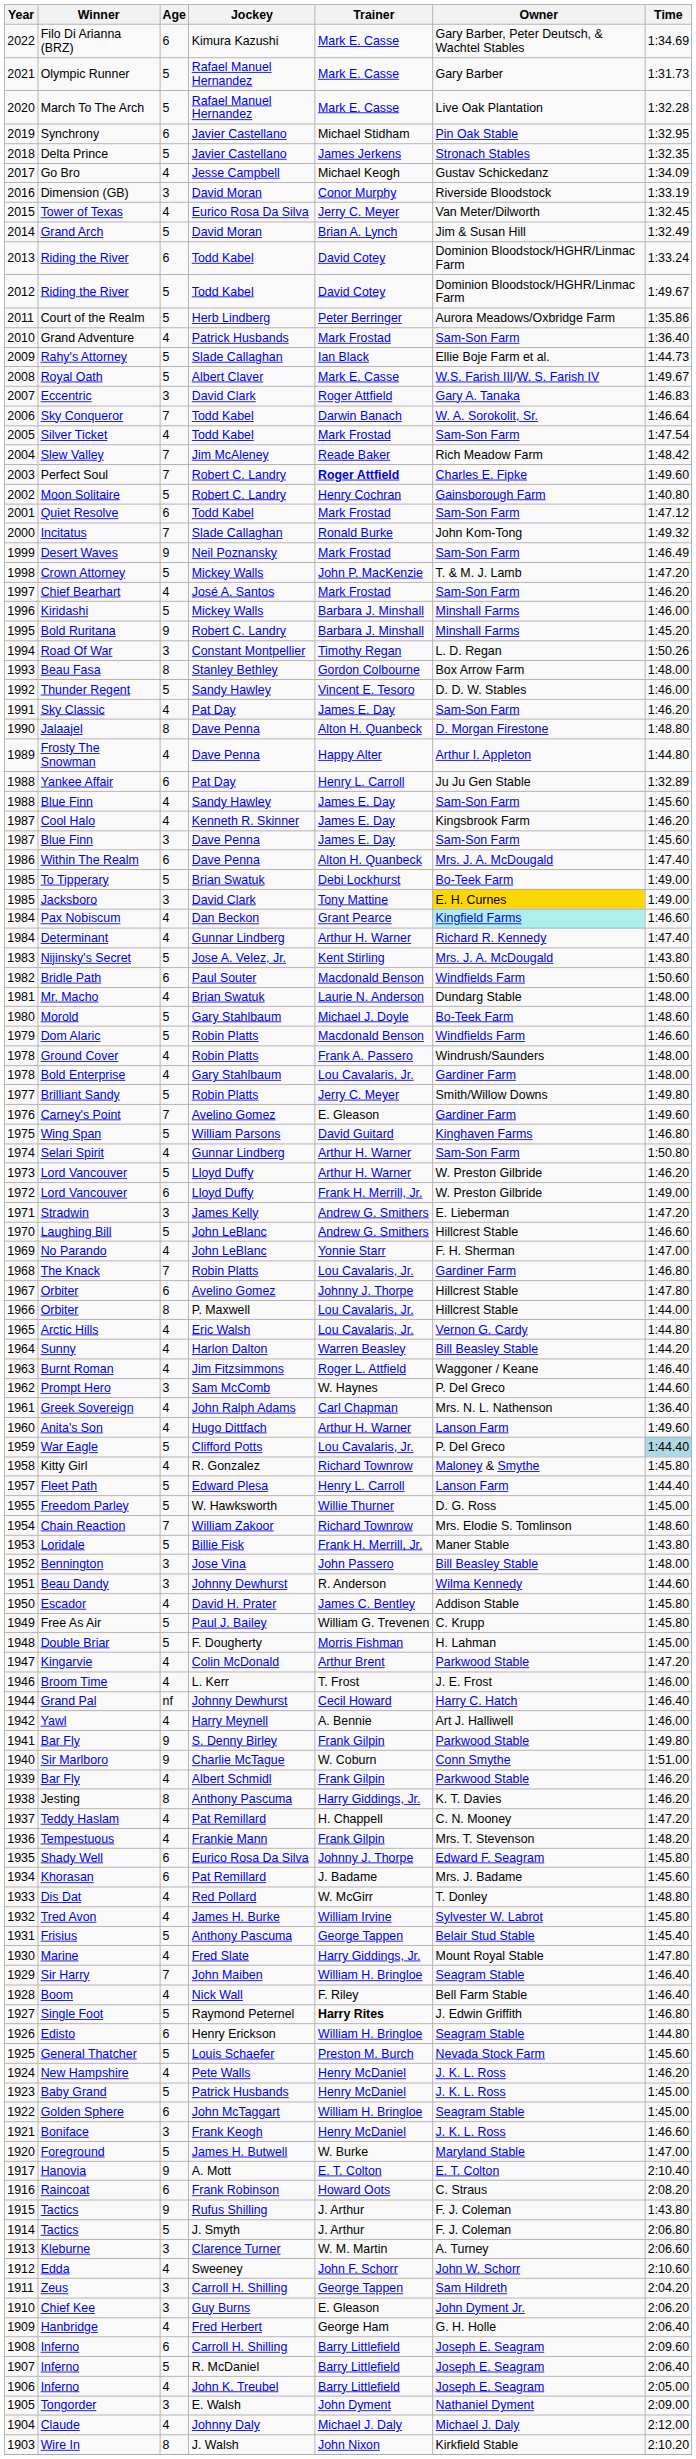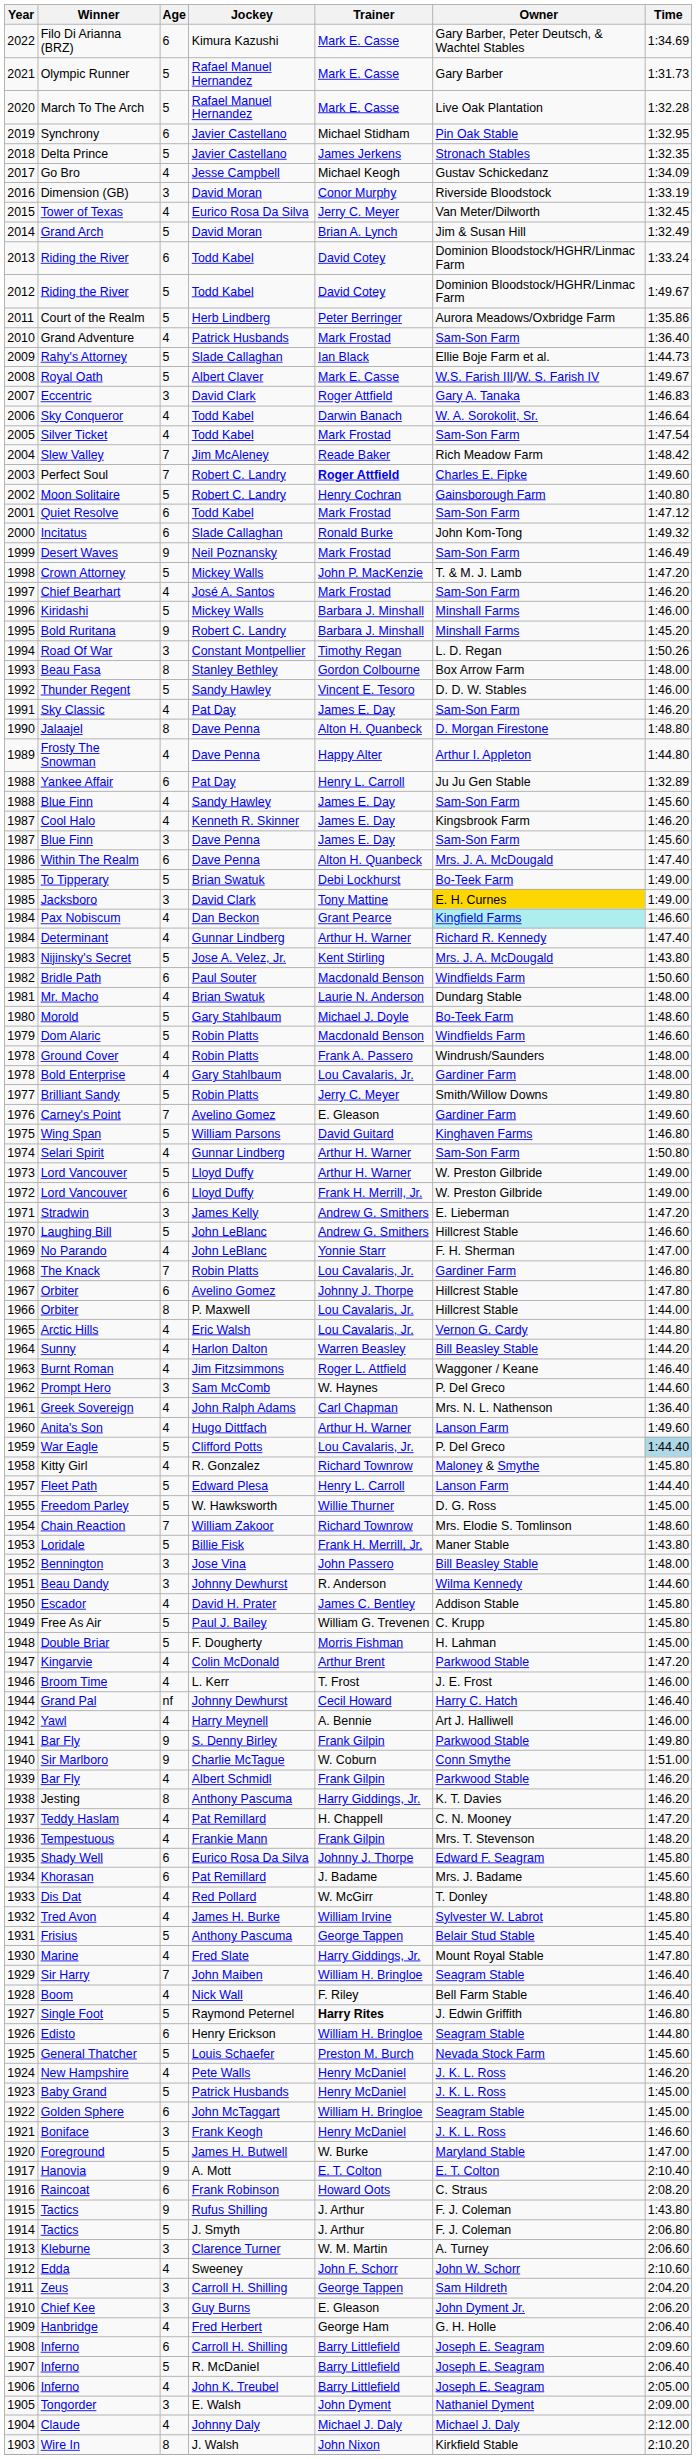(166, 416) 7 -> (166, 416) 4
(166, 533) 7 -> (166, 533) 6
(668, 1173) 1:46.20 -> (668, 1173) 1:49.00
